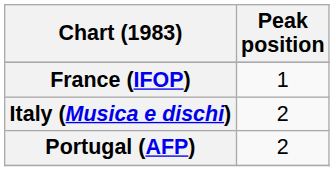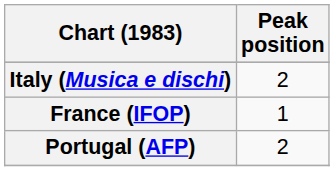rows swapped: (120, 79) <-> (120, 113)
